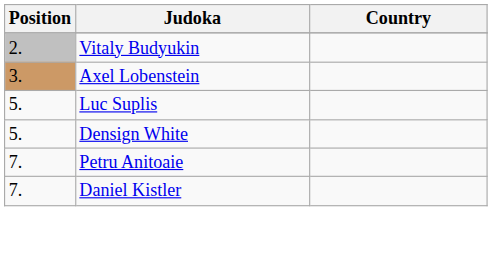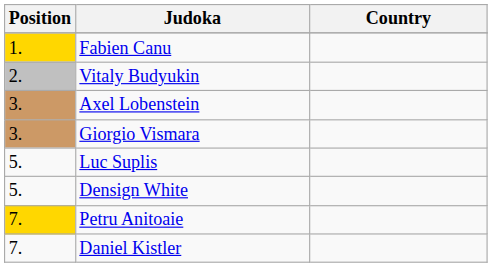+ row: (125, 47)
+ row: (139, 133)
(16, 162) no background -> (16, 219) gold background
